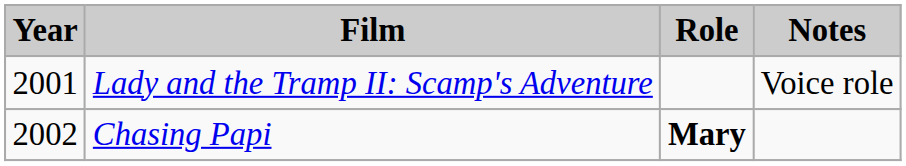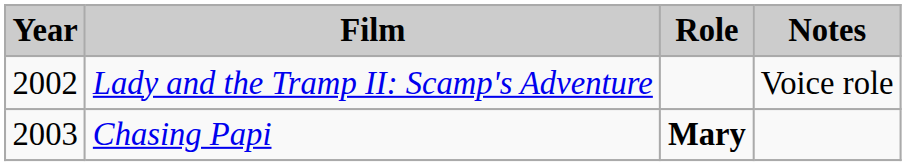(45, 82) 2001 -> (45, 82) 2002
(45, 133) 2002 -> (45, 133) 2003
